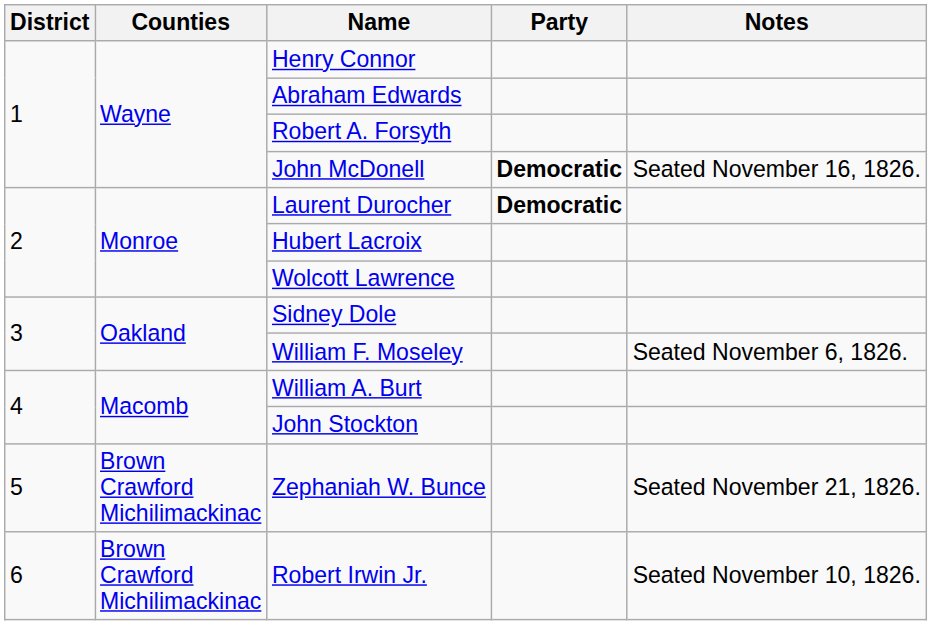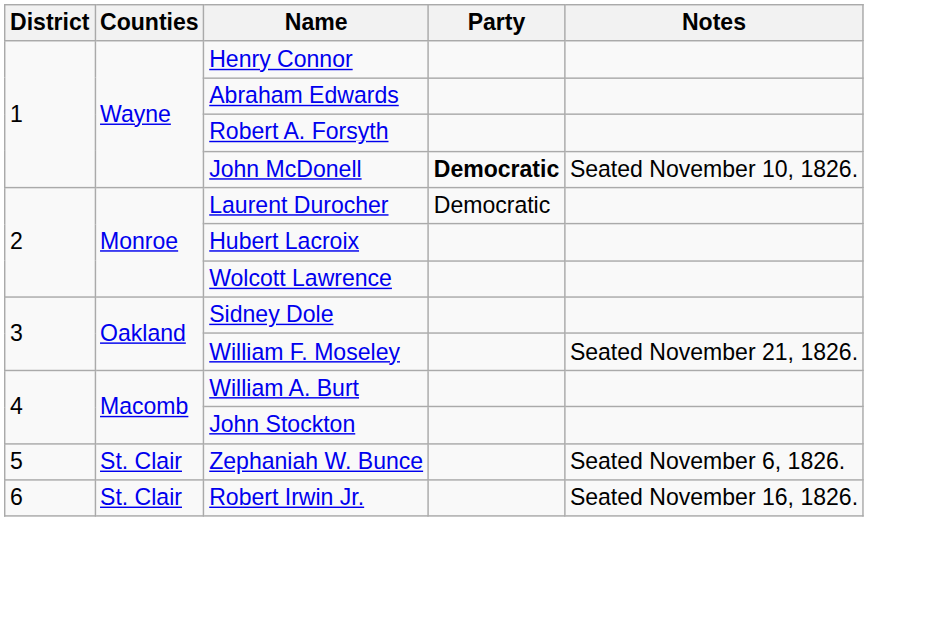(777, 168) Seated November 16, 1826. -> (714, 168) Seated November 10, 1826.
(559, 205) bold -> (492, 205) normal
(770, 351) Seated November 6, 1826. -> (714, 351) Seated November 21, 1826.
(181, 487) Brown Crawford Michilimackinac -> (141, 461) St. Clair
(777, 487) Seated November 21, 1826. -> (708, 461) Seated November 6, 1826.
(181, 575) Brown Crawford Michilimackinac -> (141, 497) St. Clair
(777, 575) Seated November 10, 1826. -> (714, 497) Seated November 16, 1826.
